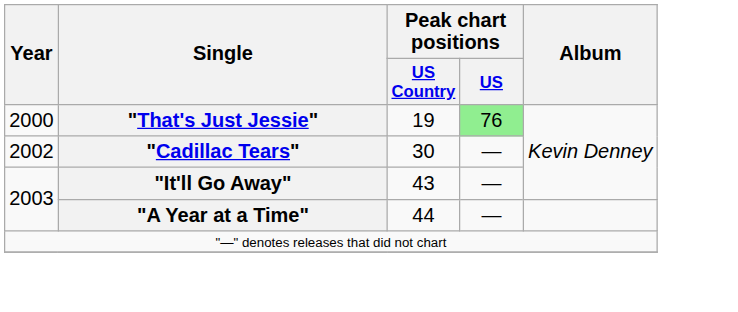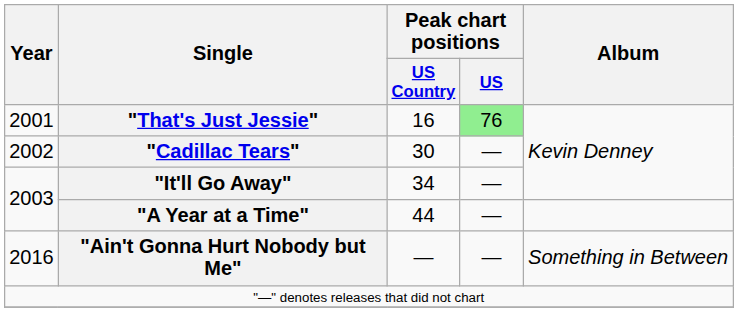(31, 119) 2000 -> (31, 119) 2001
(423, 119) 19 -> (423, 119) 16
(423, 183) 43 -> (423, 183) 34
+ row: (223, 258)
